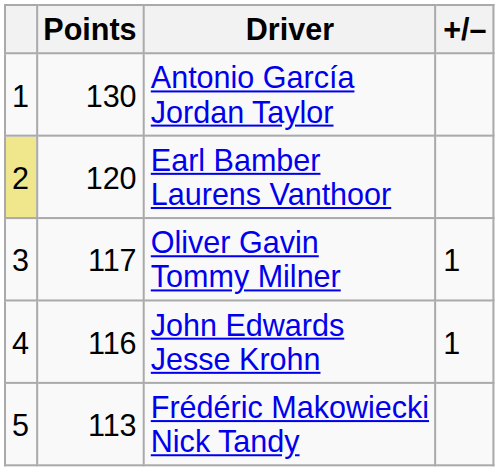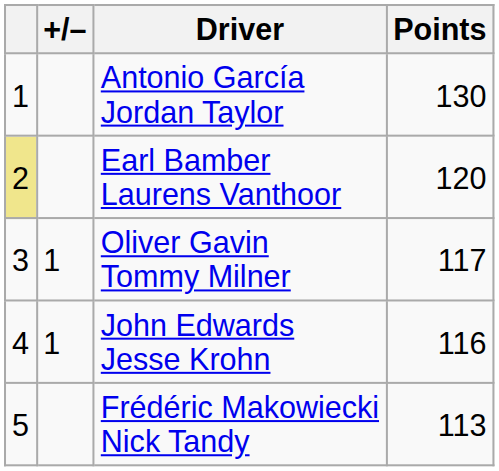columns swapped: (465, 29) <-> (90, 29)
